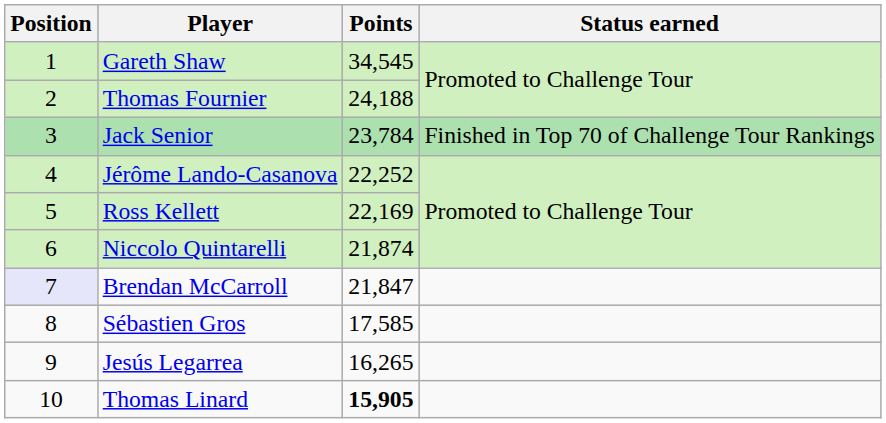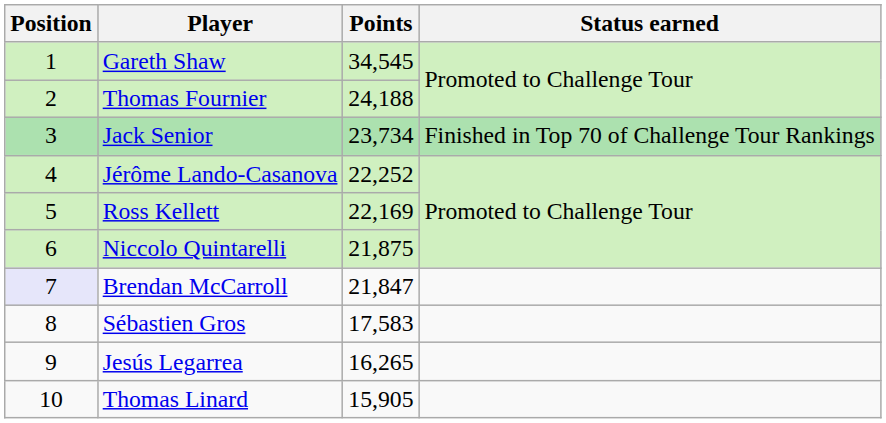(381, 135) 23,784 -> (381, 135) 23,734
(381, 248) 21,874 -> (381, 248) 21,875
(381, 323) 17,585 -> (381, 323) 17,583
(381, 398) bold -> (381, 398) normal
